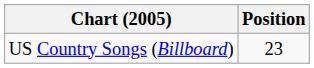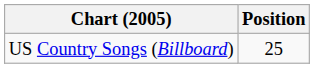(274, 48) 23 -> (274, 48) 25
